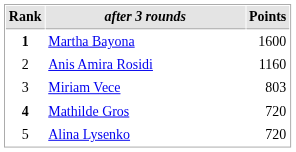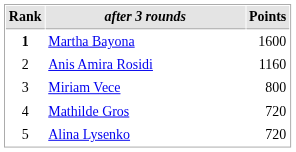(276, 87) 803 -> (276, 87) 800
(25, 111) bold -> (25, 111) normal
